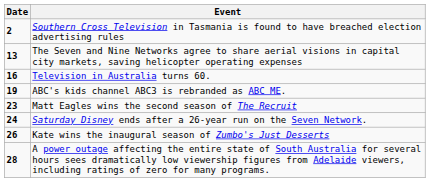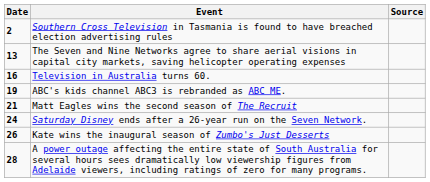+ column: (407, 12)
(12, 105) 23 -> (12, 105) 21
